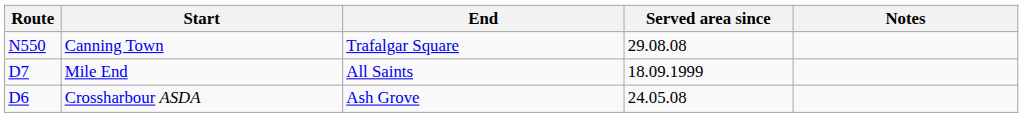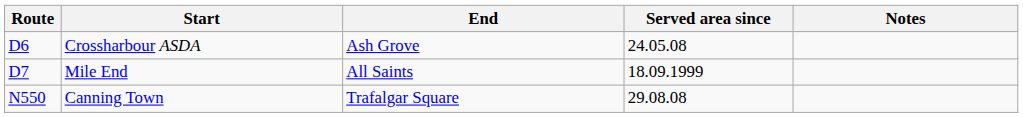rows swapped: (133, 98) <-> (114, 45)
